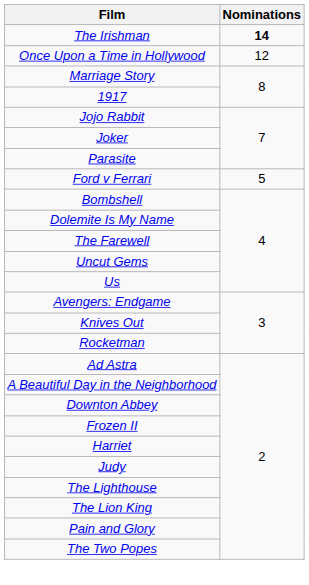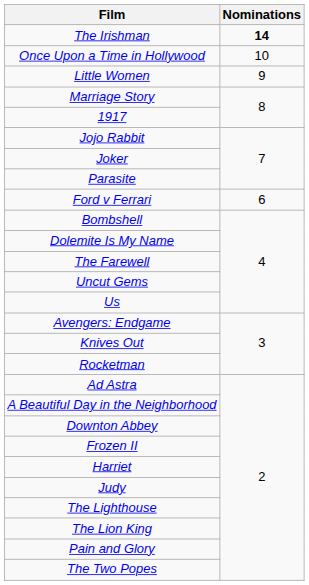(262, 55) 12 -> (262, 55) 10
+ row: (112, 76)
(262, 179) 5 -> (262, 199) 6
